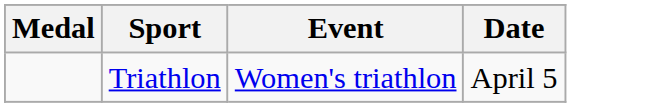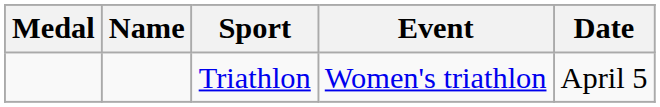+ column: (147, 28)
